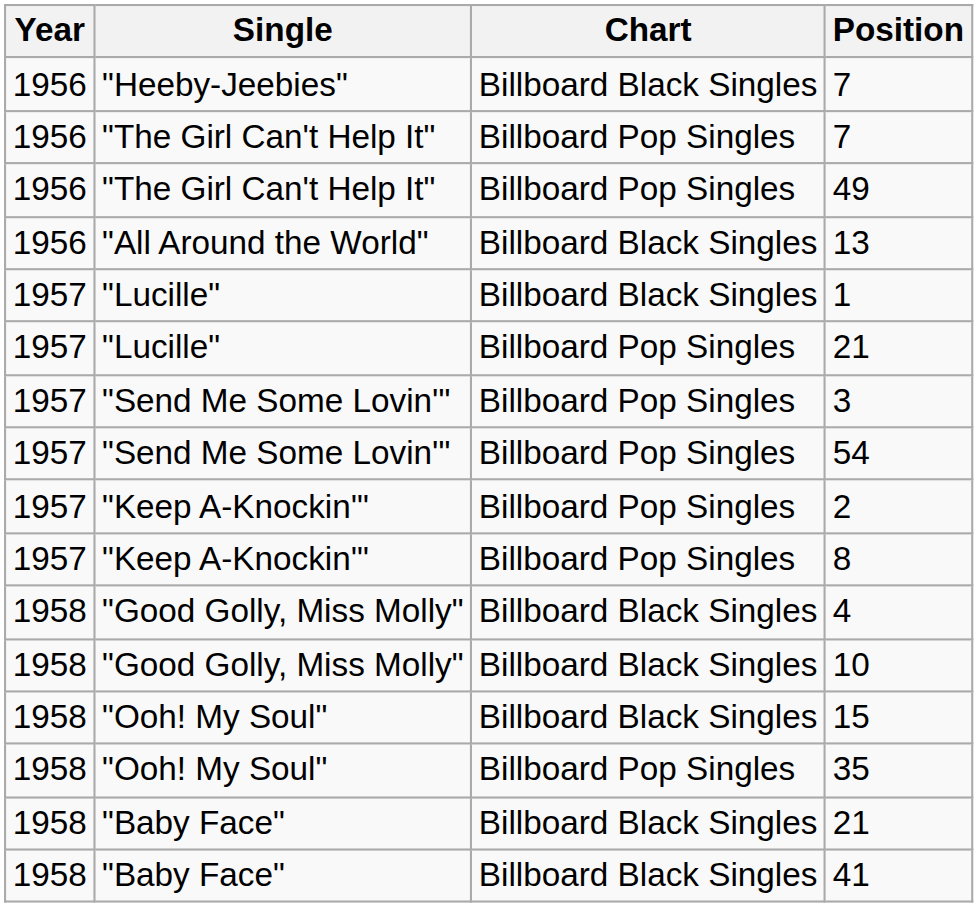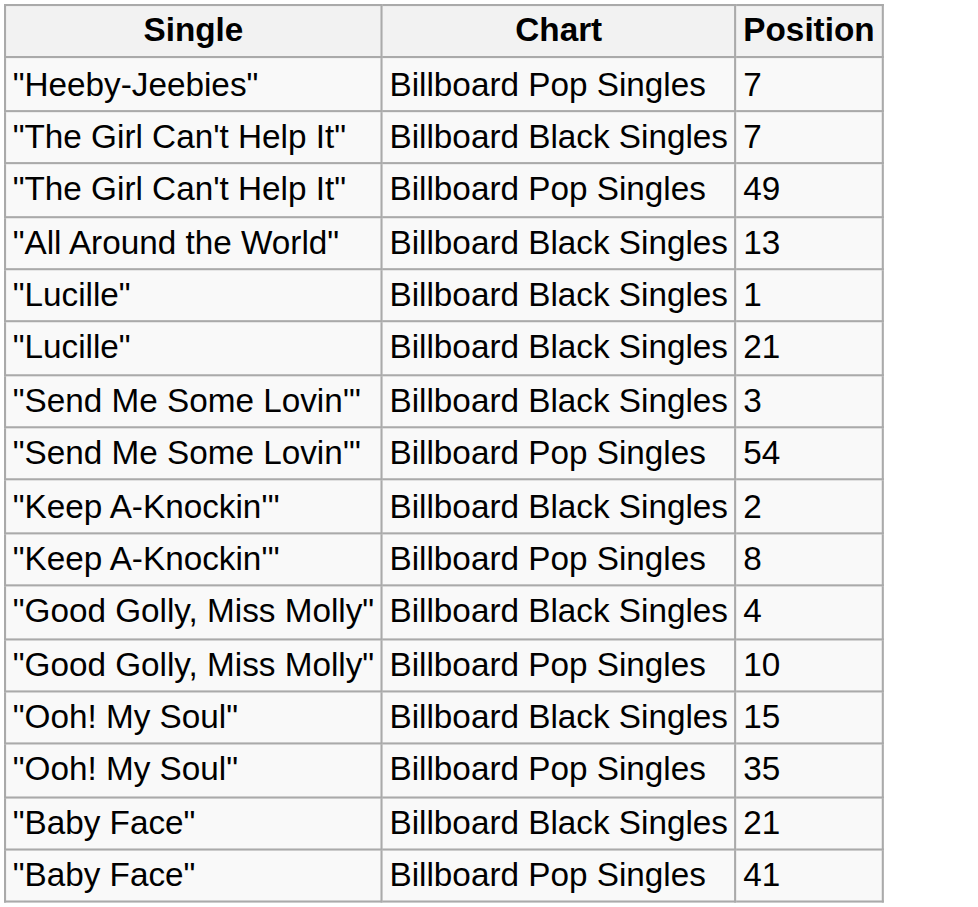- column: (50, 30)
(648, 83) Billboard Black Singles -> (548, 83) Billboard Pop Singles
(637, 136) Billboard Pop Singles -> (559, 136) Billboard Black Singles
(637, 347) Billboard Pop Singles -> (559, 347) Billboard Black Singles
(637, 400) Billboard Pop Singles -> (559, 400) Billboard Black Singles
(637, 505) Billboard Pop Singles -> (559, 505) Billboard Black Singles
(648, 664) Billboard Black Singles -> (548, 664) Billboard Pop Singles
(648, 875) Billboard Black Singles -> (548, 875) Billboard Pop Singles
